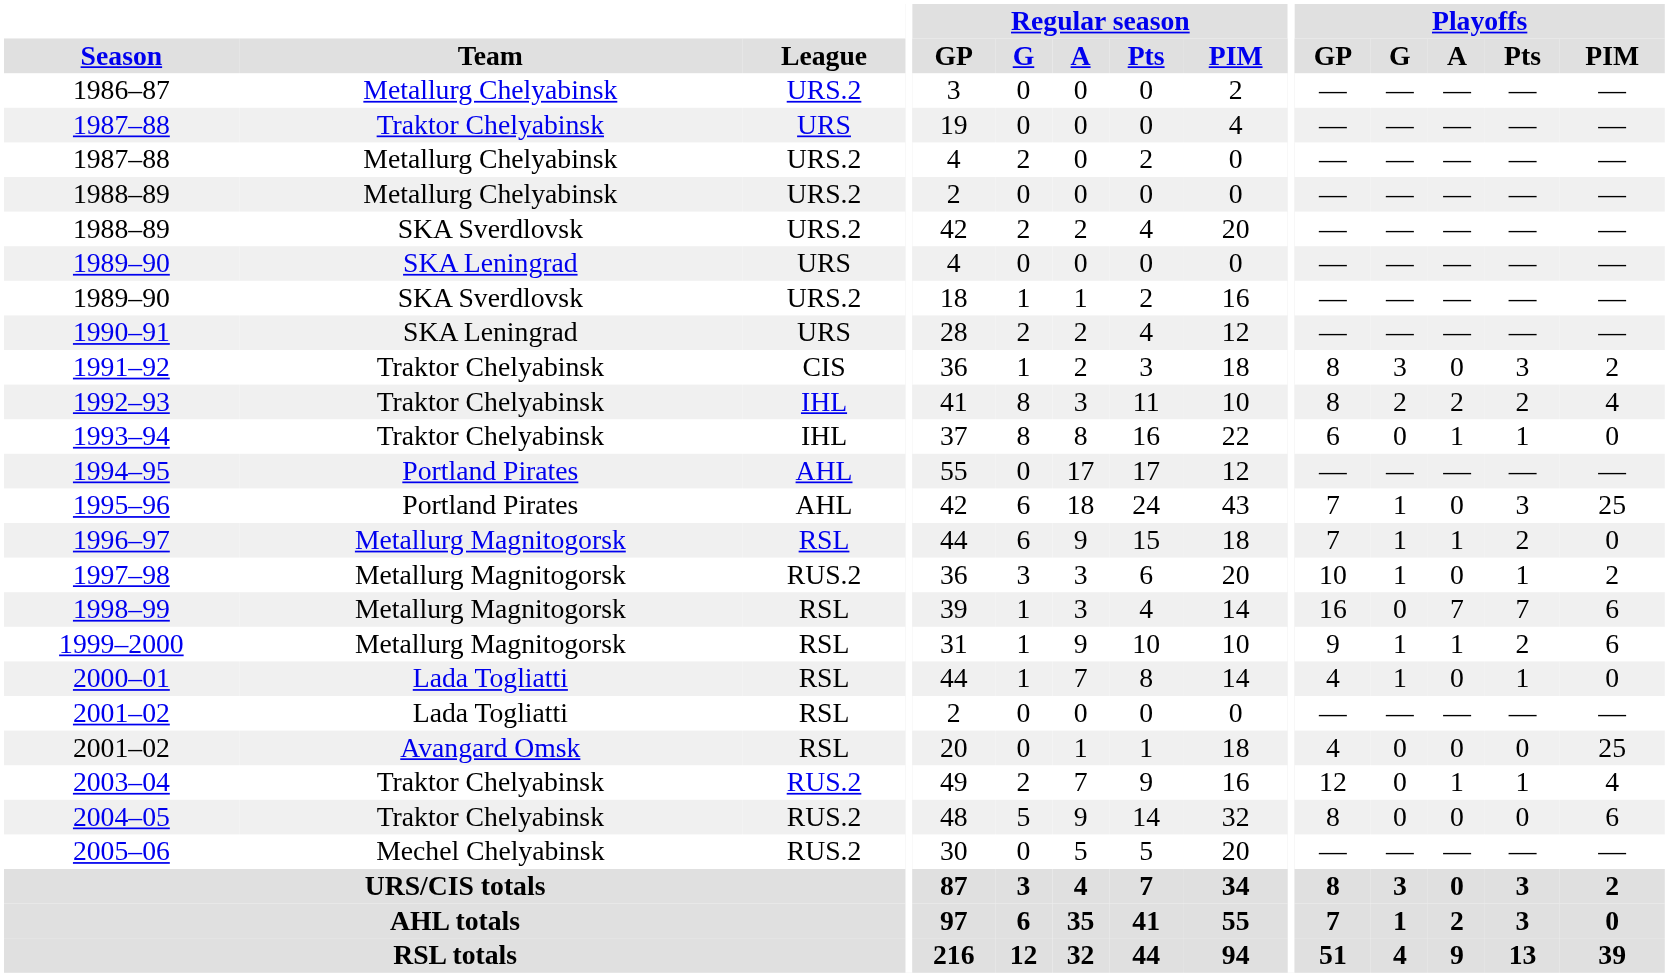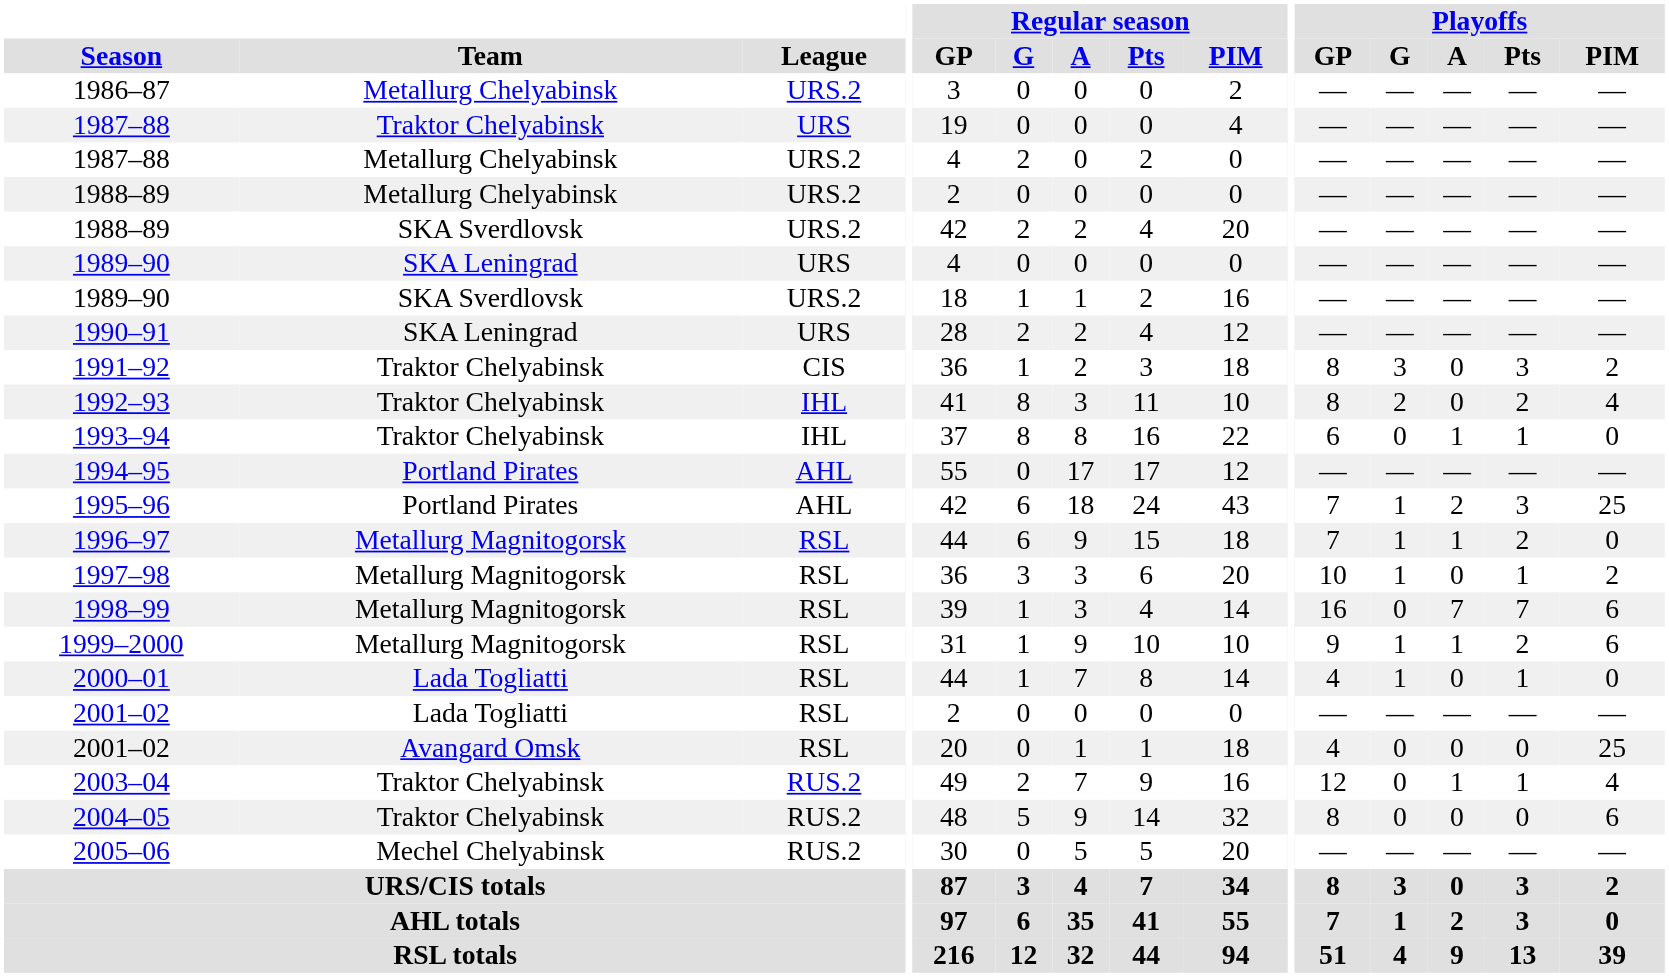(1457, 401) 2 -> (1457, 401) 0
(1457, 505) 0 -> (1457, 505) 2
(824, 574) RUS.2 -> (824, 574) RSL
